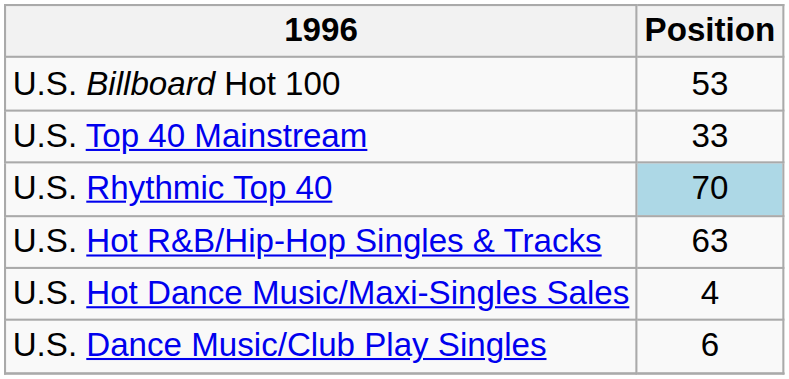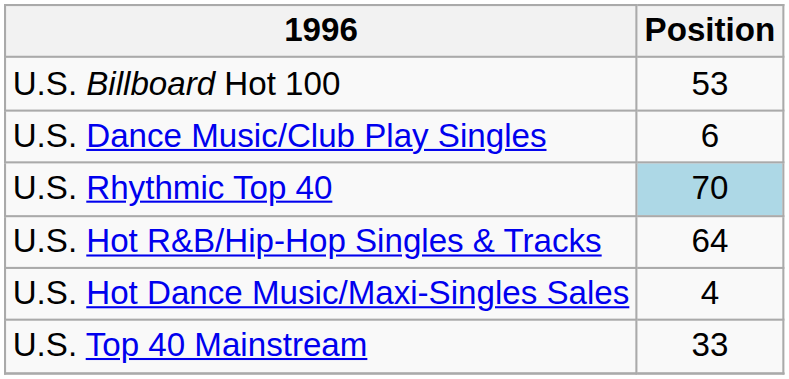rows swapped: (190, 135) <-> (280, 345)
(710, 240) 63 -> (710, 240) 64
